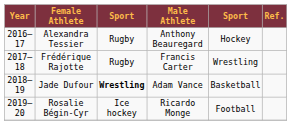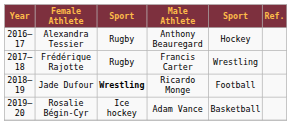(178, 85) Adam Vance -> (178, 85) Ricardo Monge
(236, 85) Basketball -> (236, 85) Football
(178, 109) Ricardo Monge -> (178, 109) Adam Vance
(236, 109) Football -> (236, 109) Basketball
